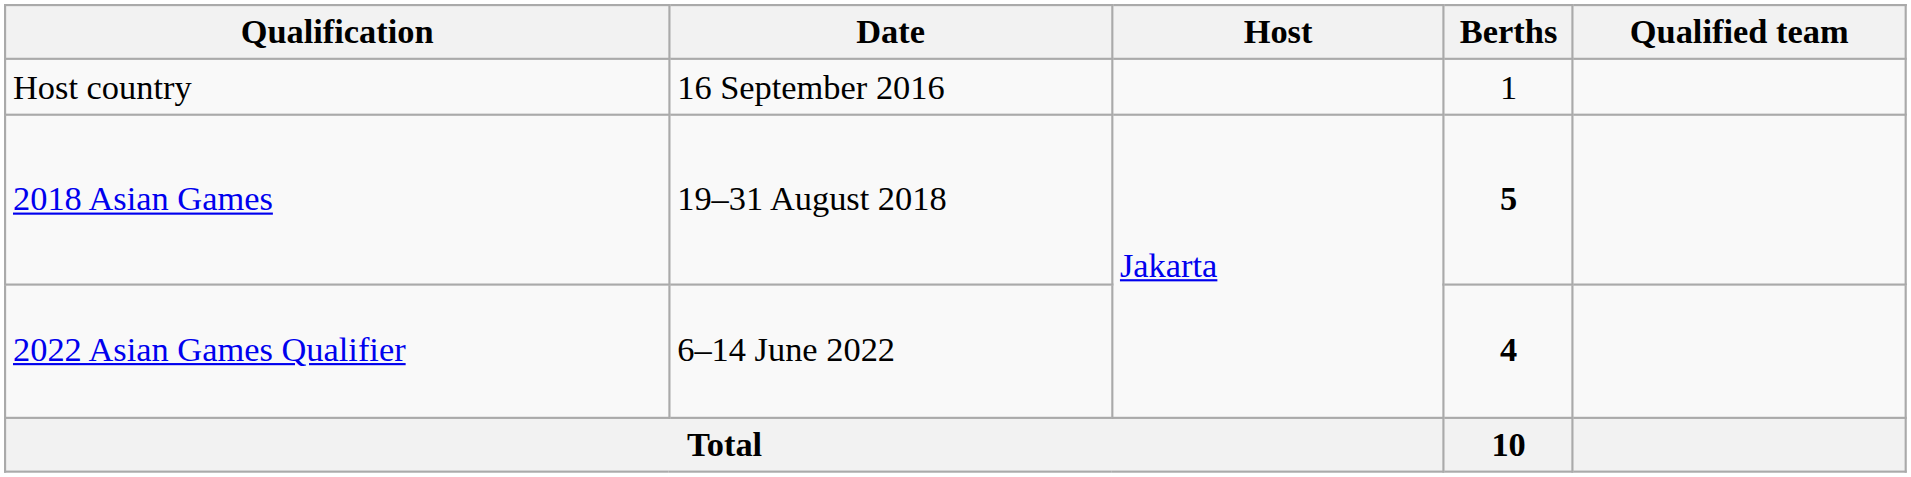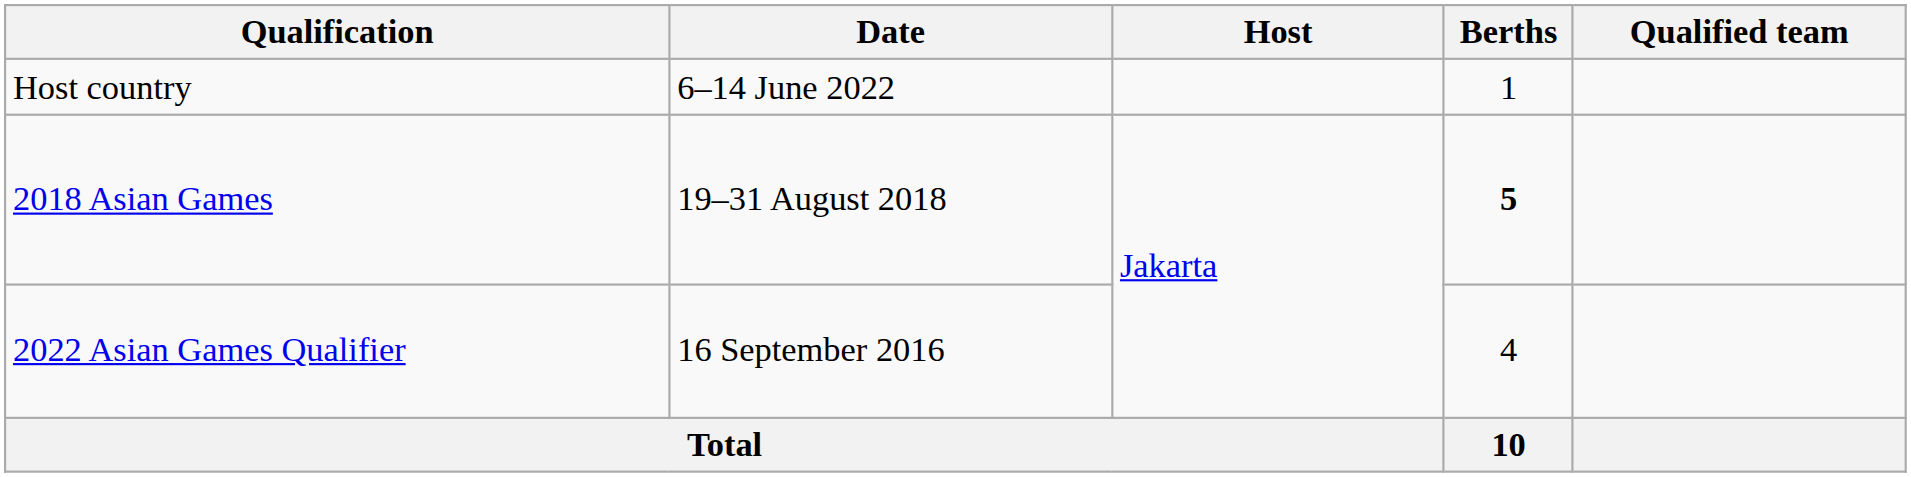(811, 86) 16 September 2016 -> (786, 86) 6–14 June 2022
(786, 350) 6–14 June 2022 -> (811, 350) 16 September 2016
(1509, 350) bold -> (1509, 350) normal
